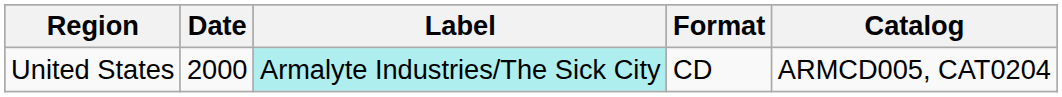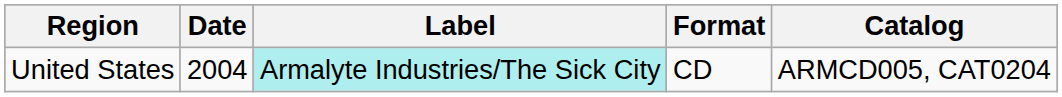(217, 69) 2000 -> (217, 69) 2004
